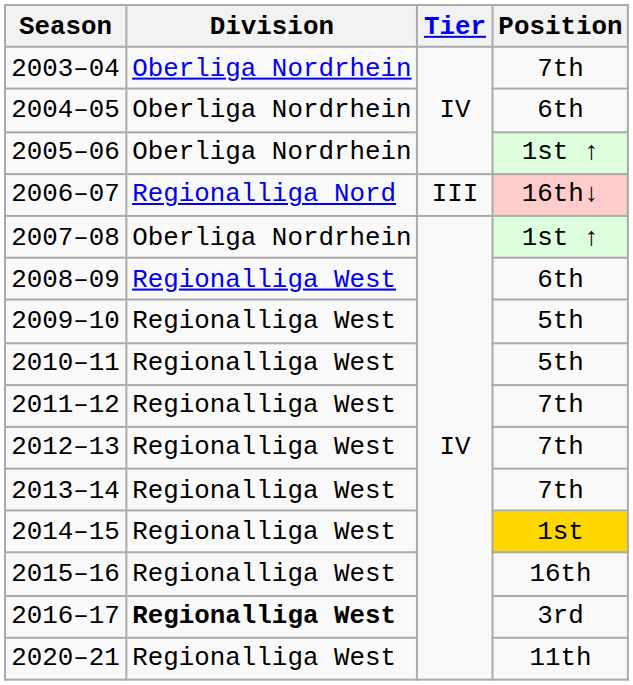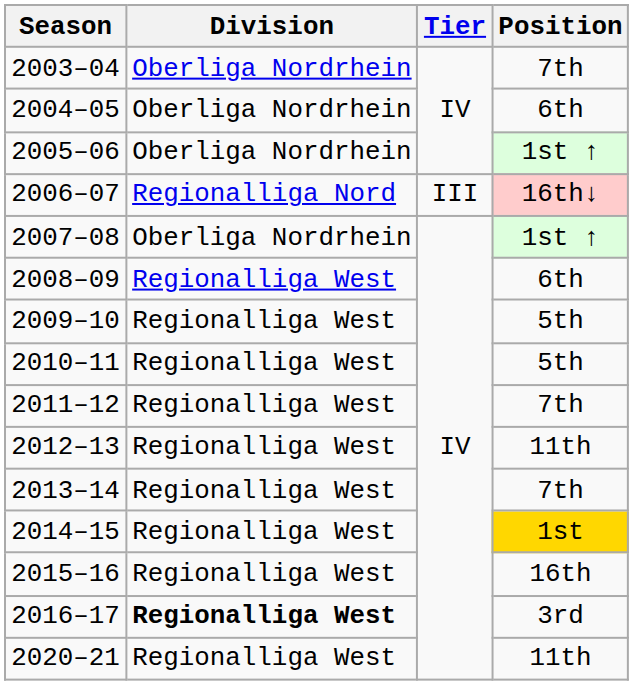(560, 448) 7th -> (560, 448) 11th
